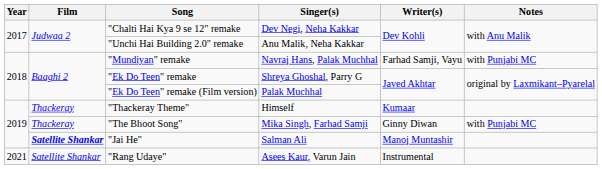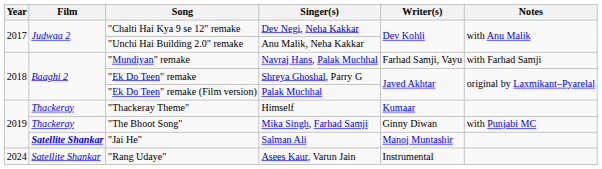(502, 60) with Punjabi MC -> (504, 60) with Farhad Samji
(17, 156) 2021 -> (17, 156) 2024
